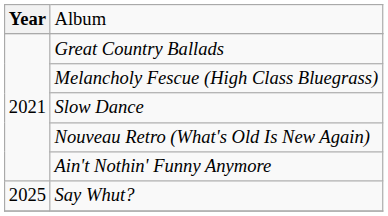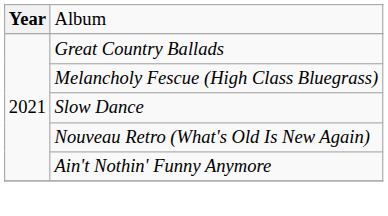- row: (94, 195)
